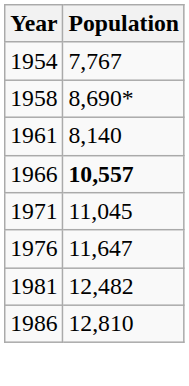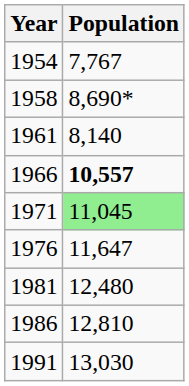(101, 211) no background -> (101, 211) lightgreen background
(101, 286) 12,482 -> (101, 286) 12,480
+ row: (34, 361)
